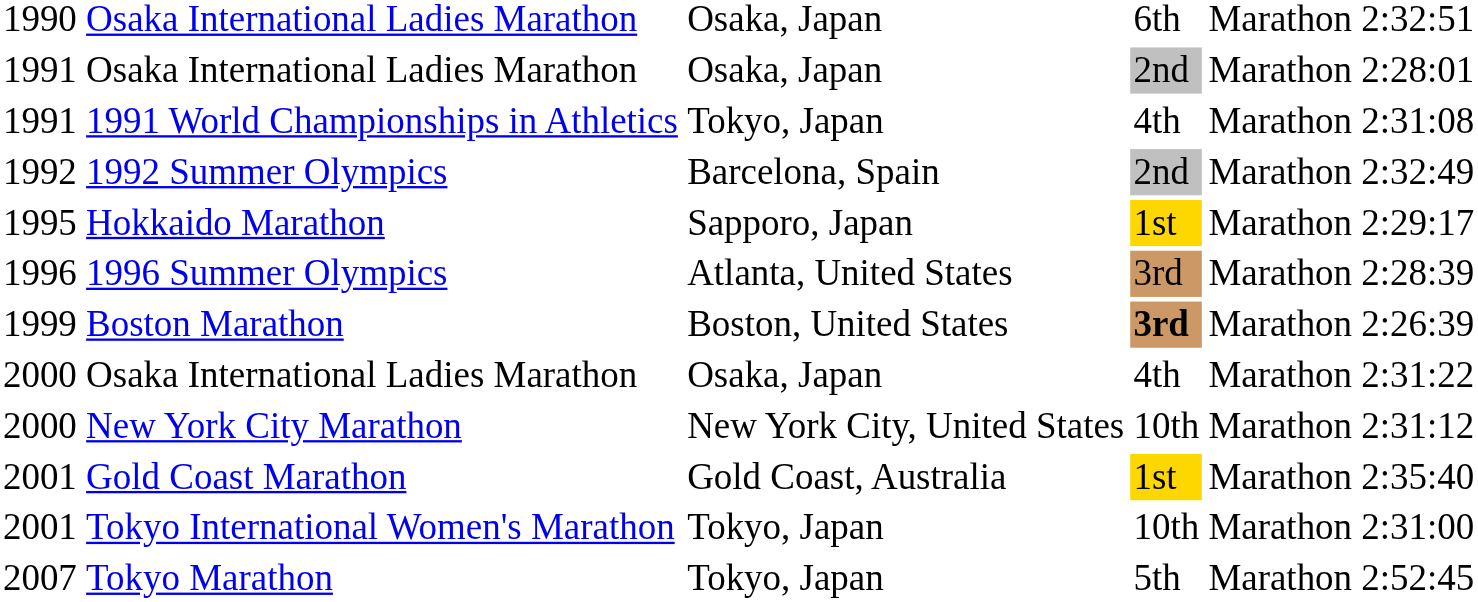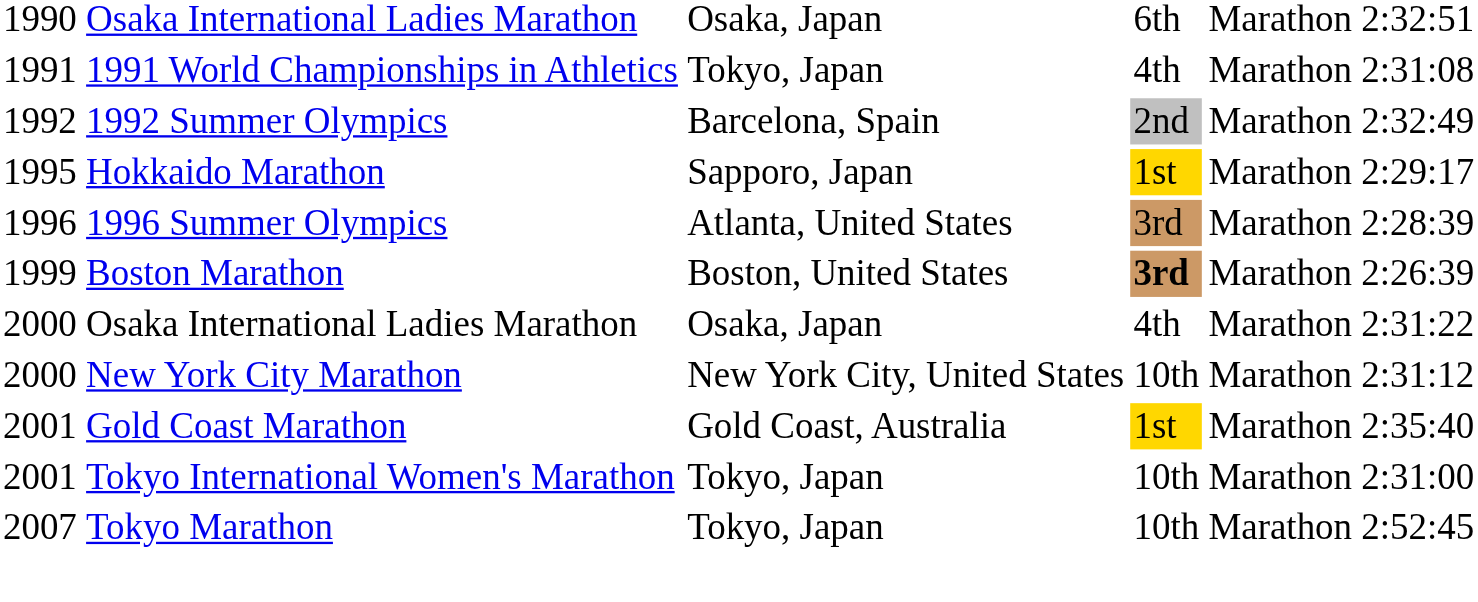- row: (40, 69)
(1157, 578) 5th -> (1166, 527) 10th
